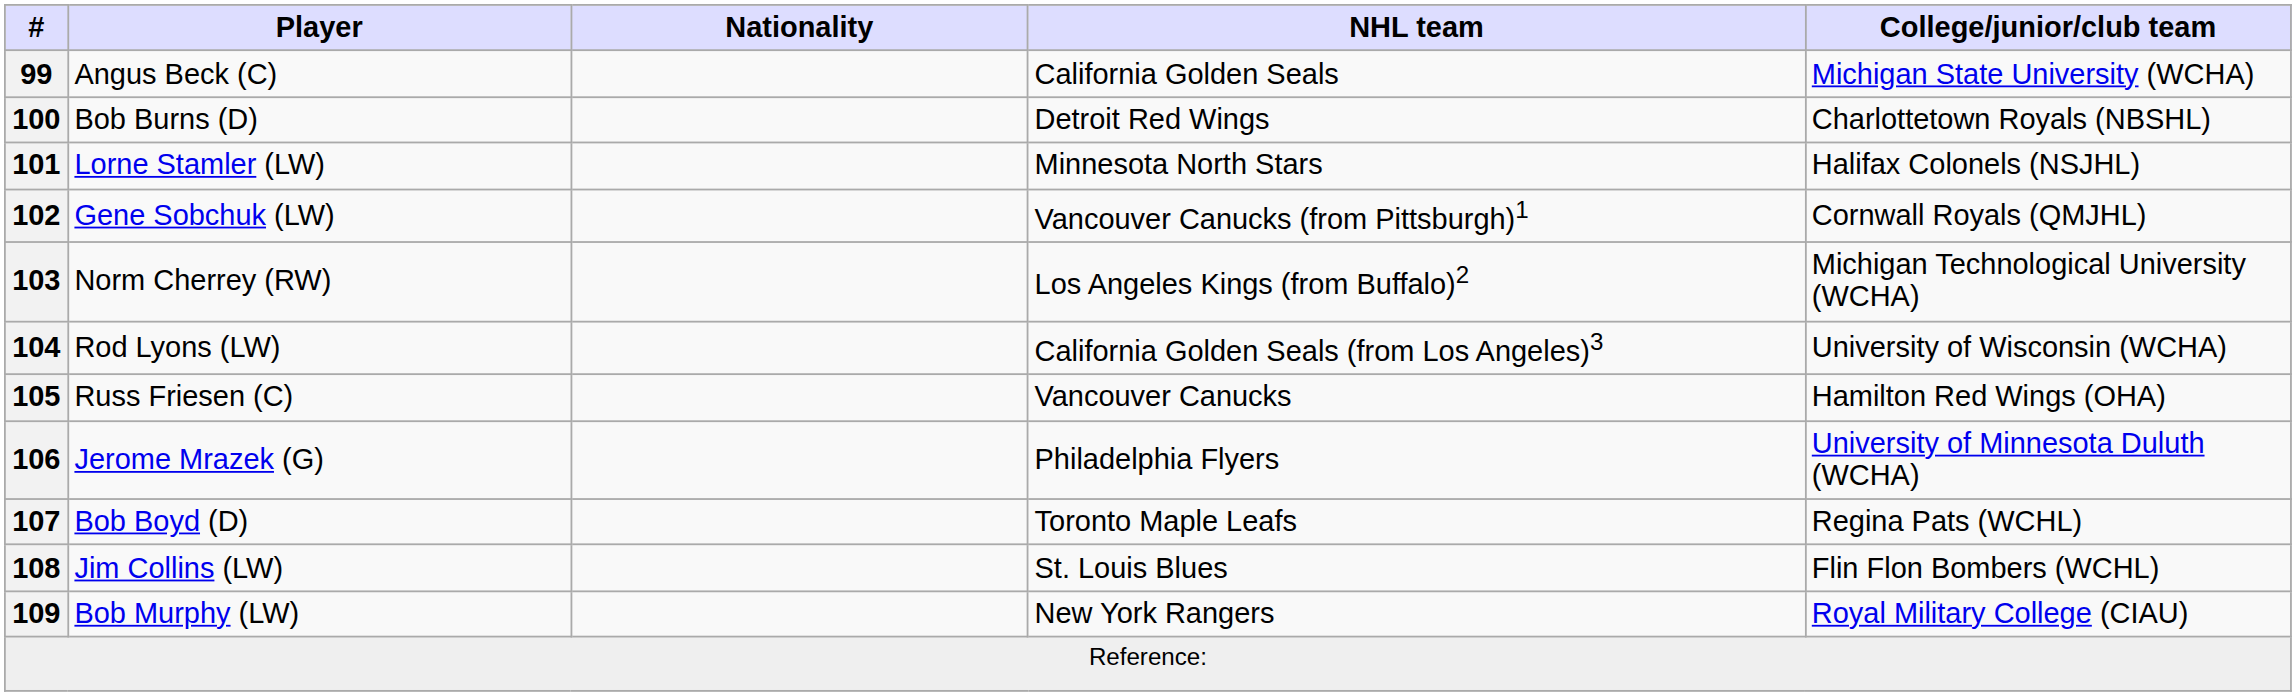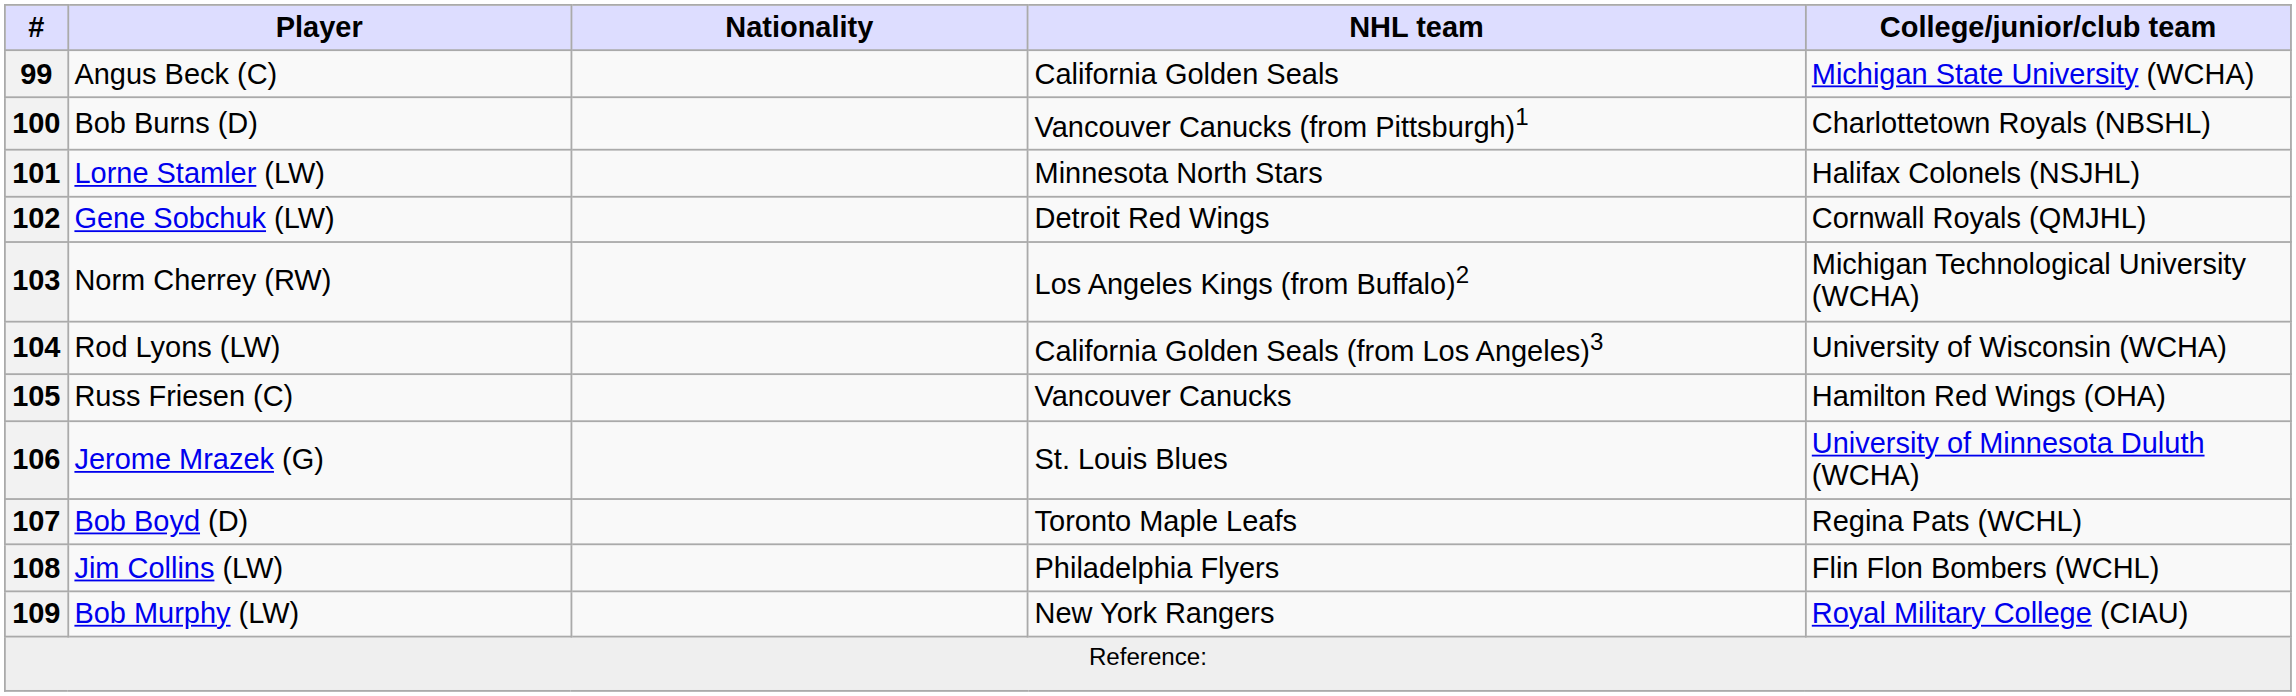(1152, 119) Detroit Red Wings -> (1282, 123) Vancouver Canucks (from Pittsburgh)1
(1282, 215) Vancouver Canucks (from Pittsburgh)1 -> (1152, 219) Detroit Red Wings
(1157, 459) Philadelphia Flyers -> (1131, 459) St. Louis Blues
(1131, 567) St. Louis Blues -> (1157, 567) Philadelphia Flyers
